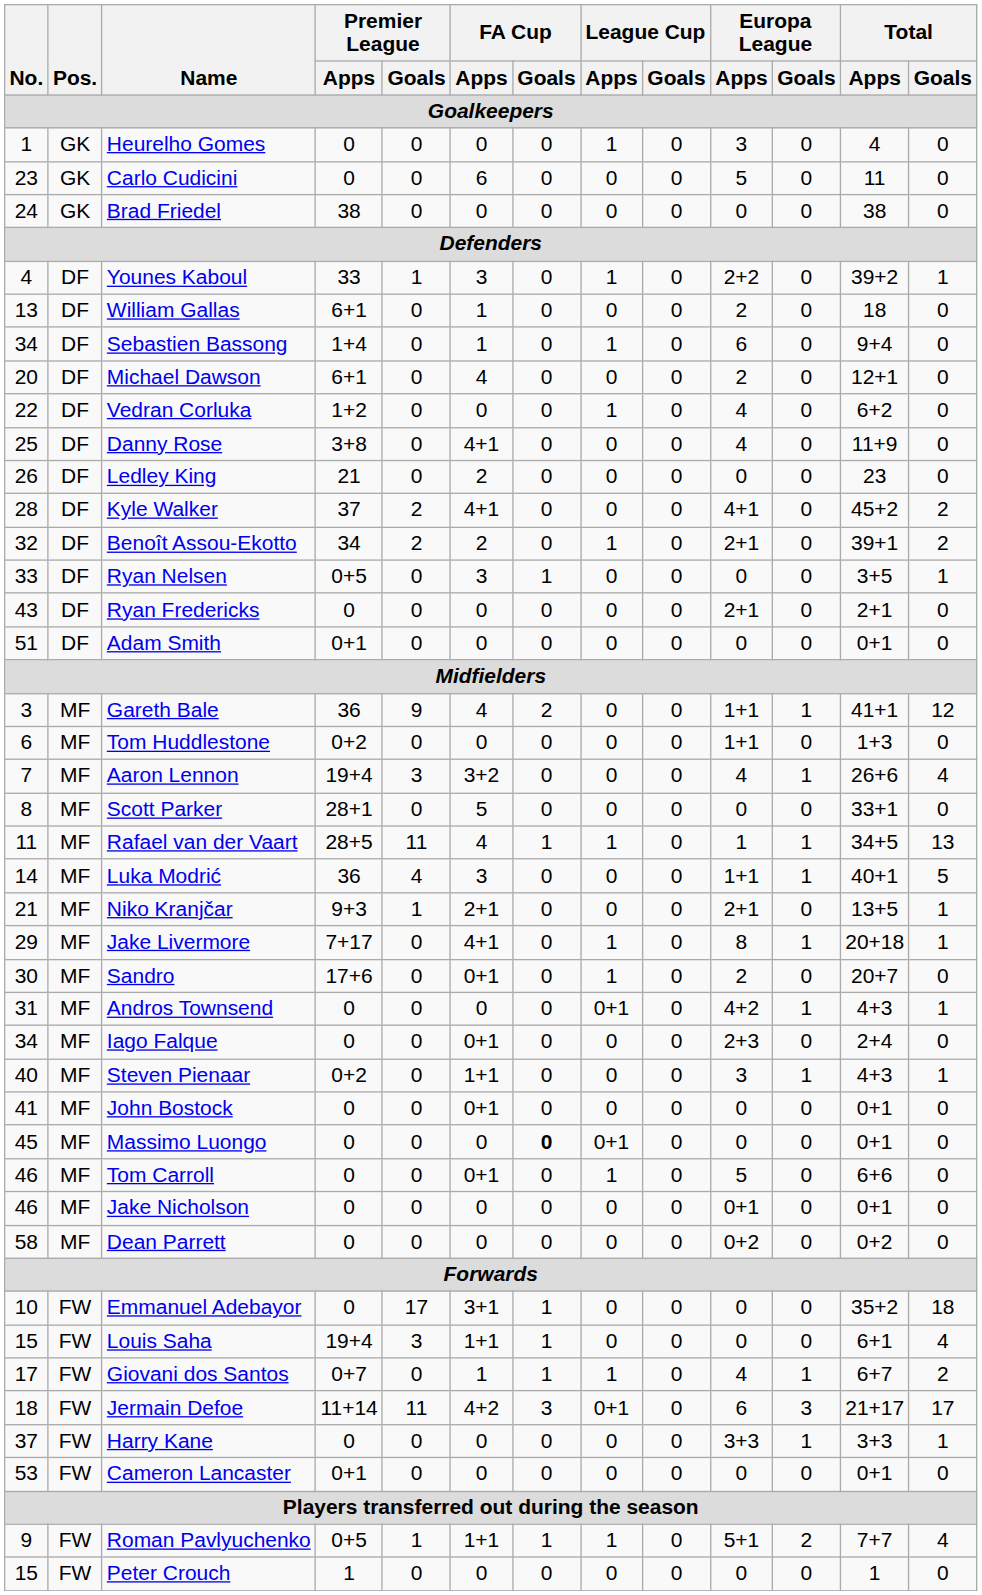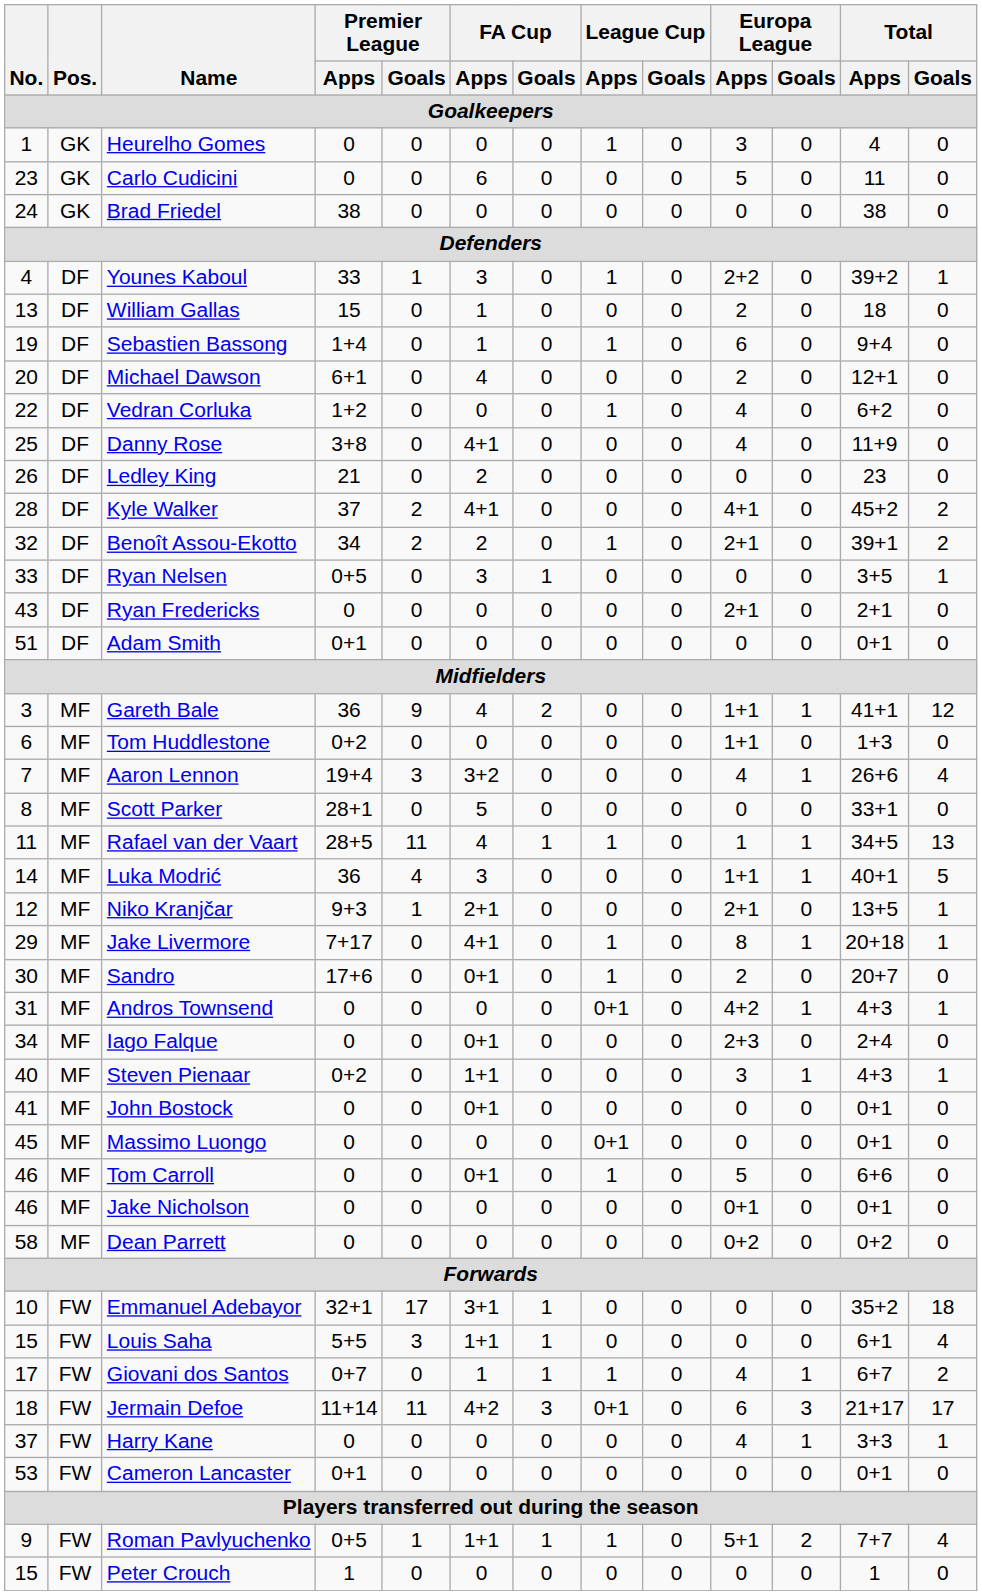(349, 310) 6+1 -> (349, 310) 15
(26, 343) 34 -> (26, 343) 19
(26, 908) 21 -> (26, 908) 12
(546, 1141) bold -> (546, 1141) normal
(349, 1307) 0 -> (349, 1307) 32+1
(349, 1341) 19+4 -> (349, 1341) 5+5
(741, 1440) 3+3 -> (741, 1440) 4
